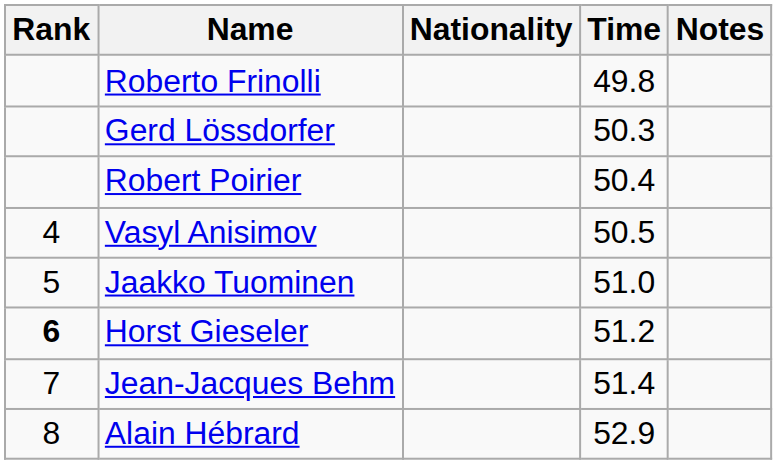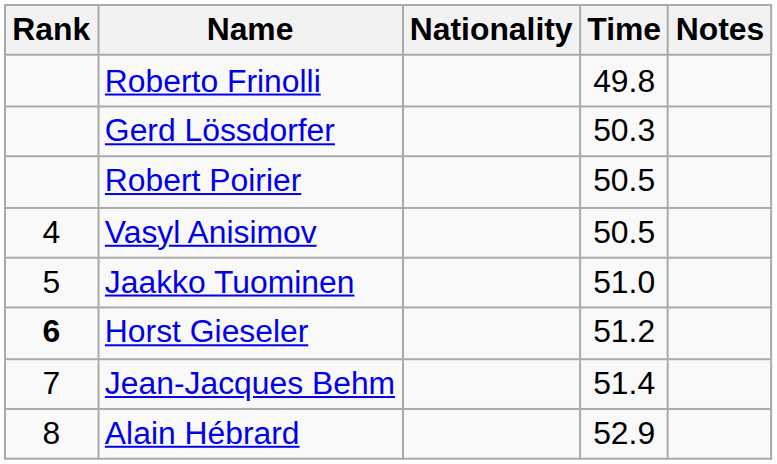(624, 181) 50.4 -> (624, 181) 50.5
